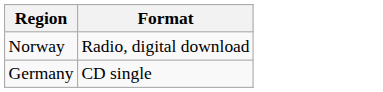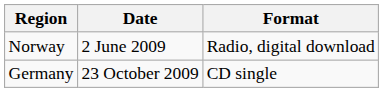+ column: (140, 18)
